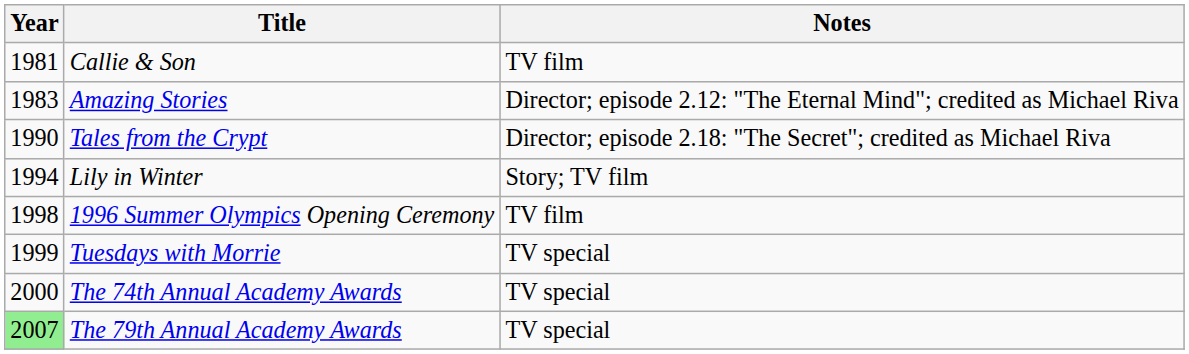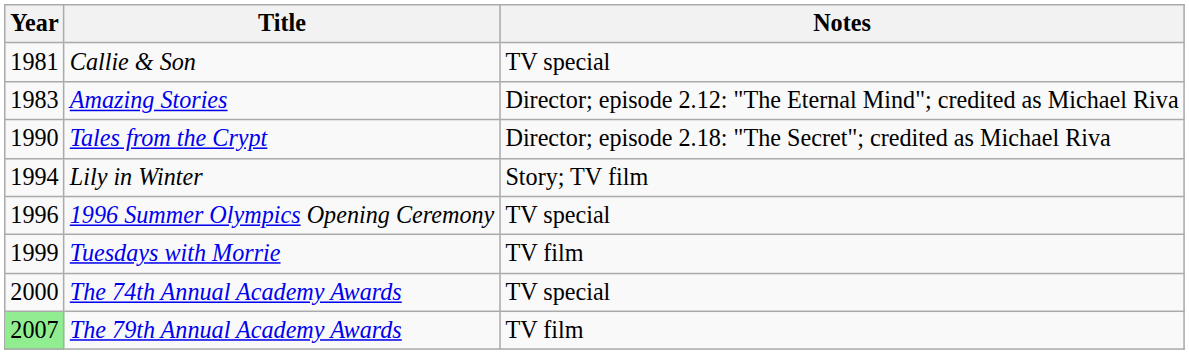(544, 61) TV film -> (558, 61) TV special
(34, 215) 1998 -> (34, 215) 1996
(544, 215) TV film -> (558, 215) TV special
(558, 253) TV special -> (544, 253) TV film
(558, 330) TV special -> (544, 330) TV film
